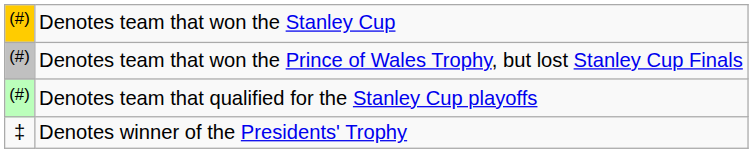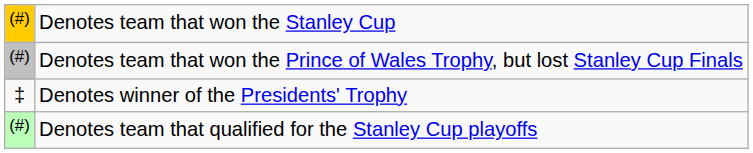rows swapped: (288, 98) <-> (223, 132)
